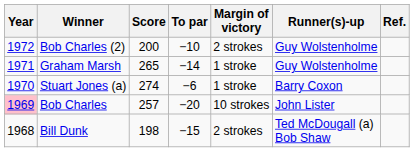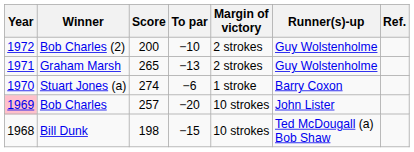(190, 66) −14 -> (190, 66) −13
(235, 66) 1 stroke -> (238, 66) 2 strokes
(238, 131) 2 strokes -> (241, 131) 10 strokes
